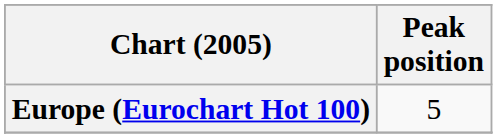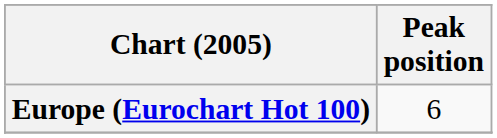(434, 108) 5 -> (434, 108) 6
